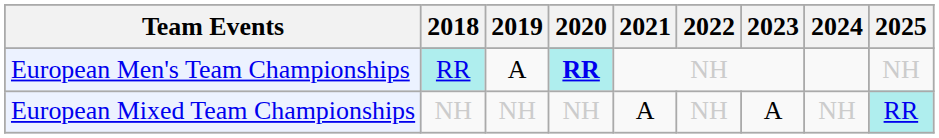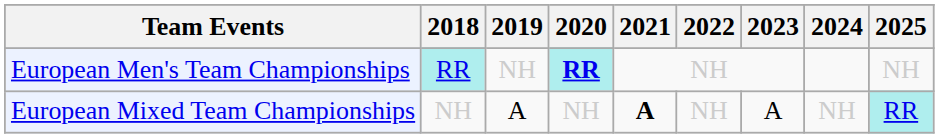(517, 69) A -> (517, 69) NH
(517, 111) NH -> (517, 111) A
(645, 111) normal -> (645, 111) bold
